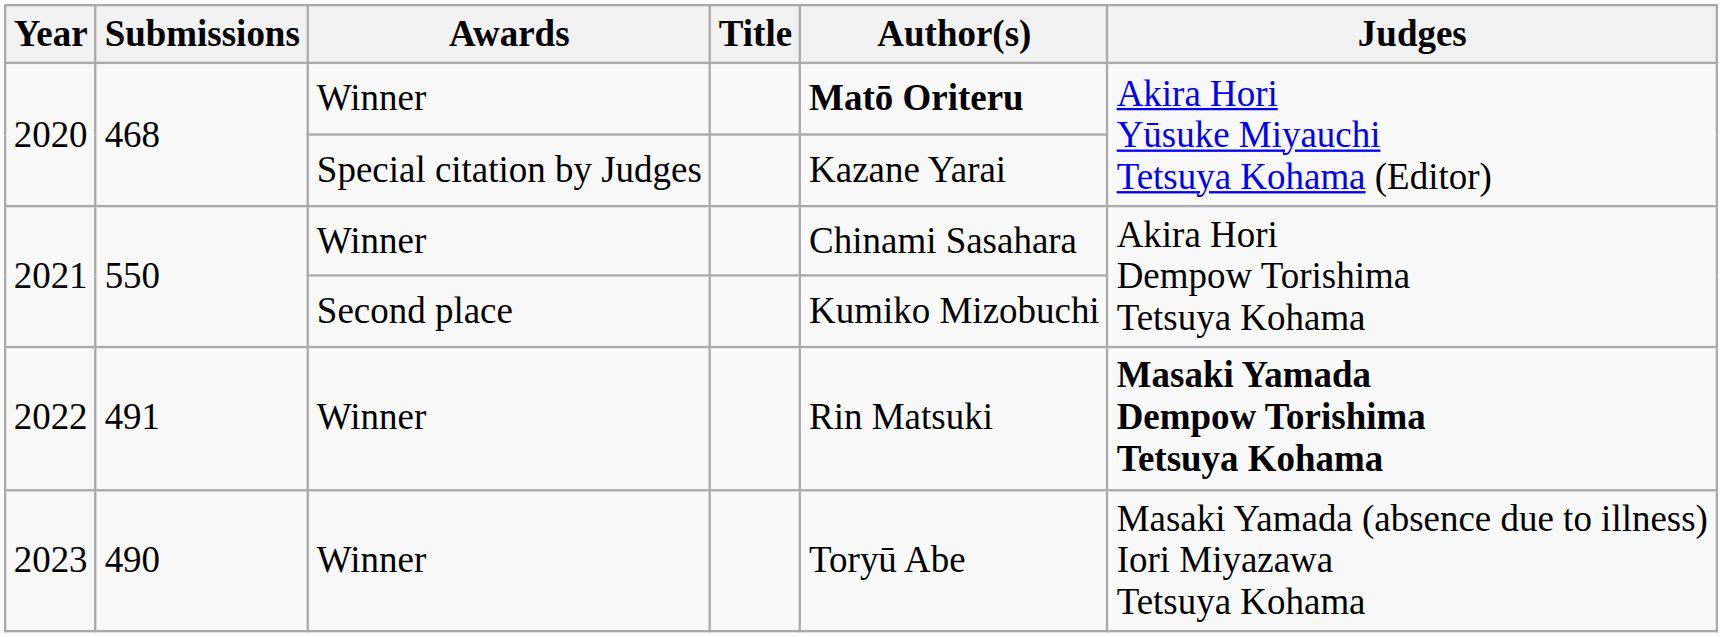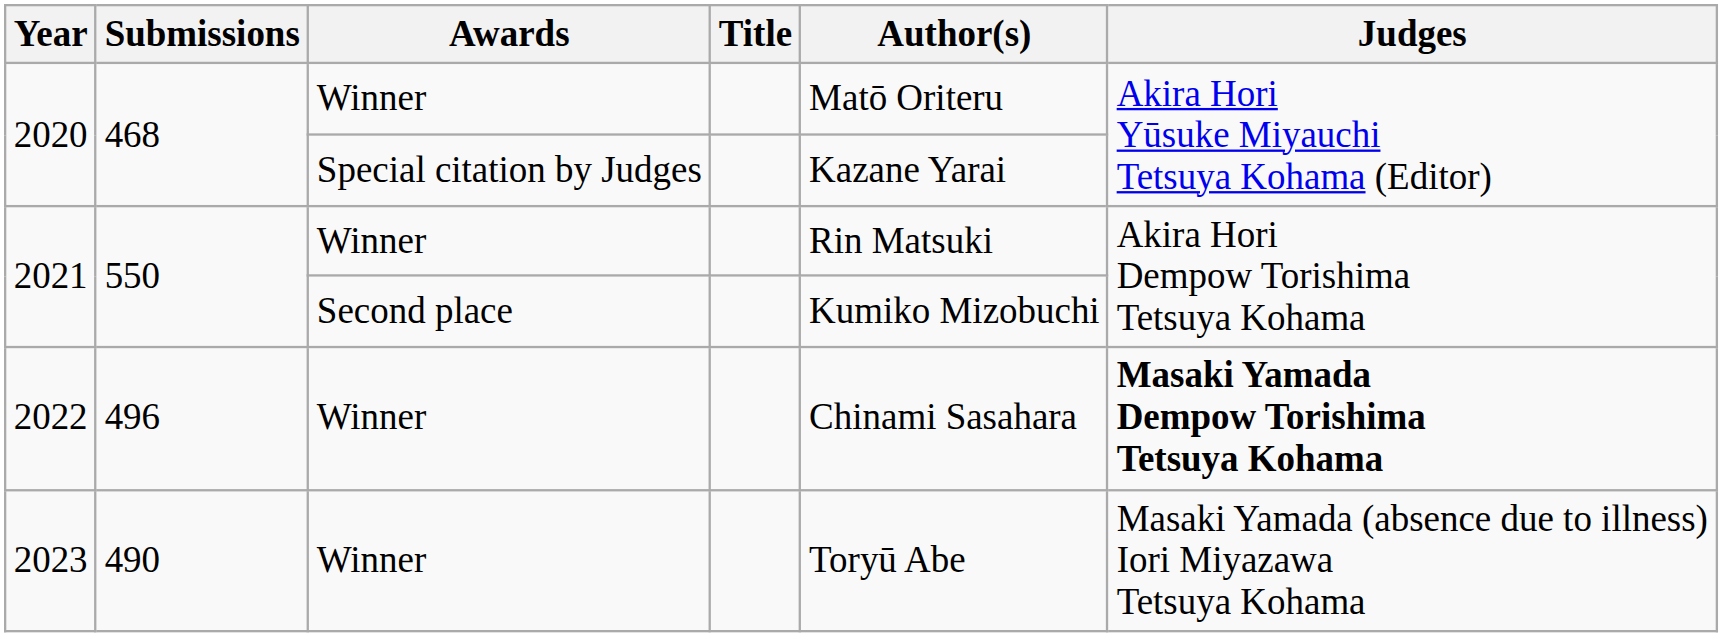(916, 98) bold -> (906, 98) normal
(943, 240) Chinami Sasahara -> (901, 240) Rin Matsuki
(132, 417) 491 -> (132, 417) 496
(901, 417) Rin Matsuki -> (943, 417) Chinami Sasahara
